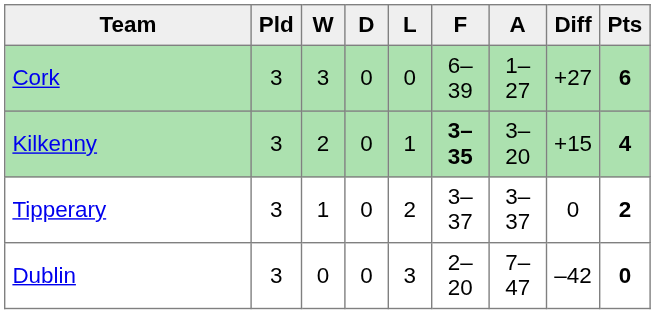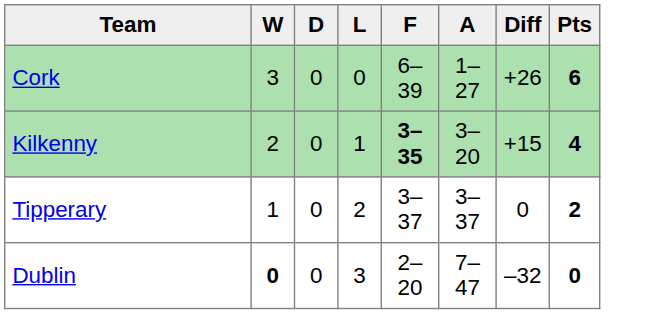- column: (276, 24)
(573, 78) +27 -> (523, 78) +26
(323, 275) normal -> (273, 275) bold
(573, 275) –42 -> (523, 275) –32
